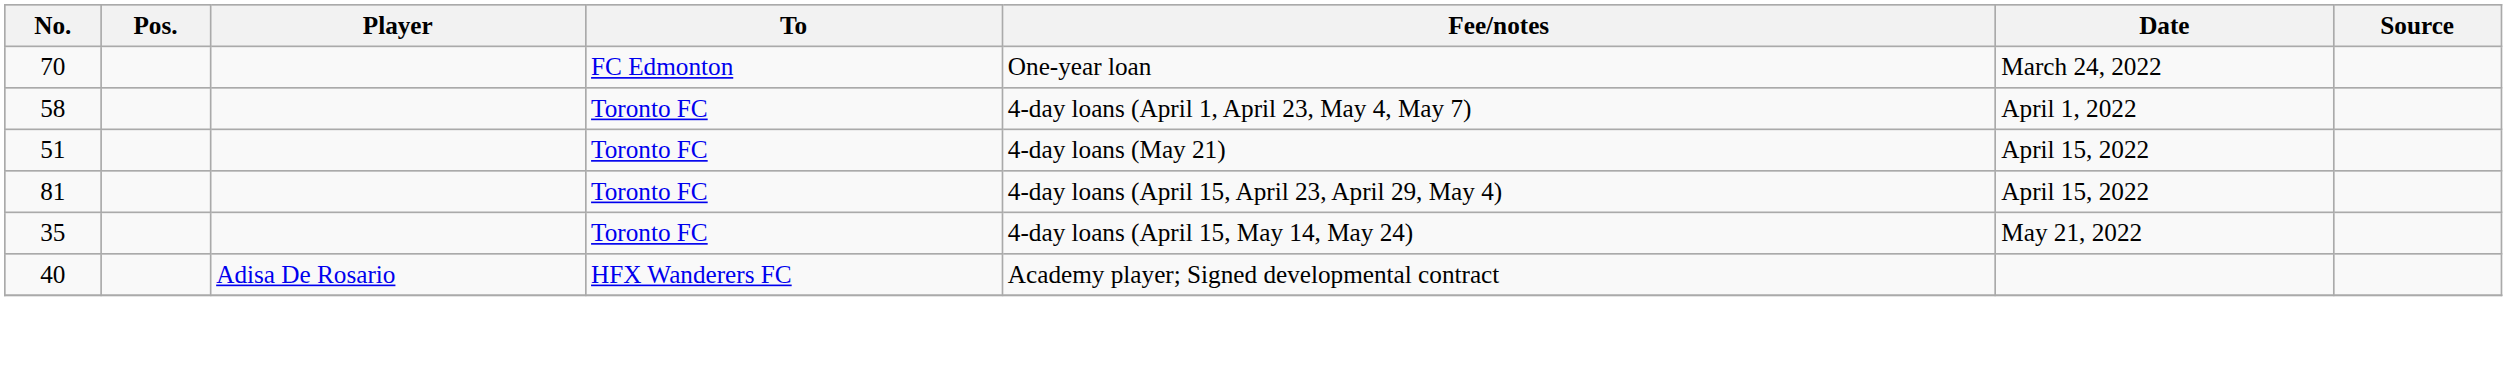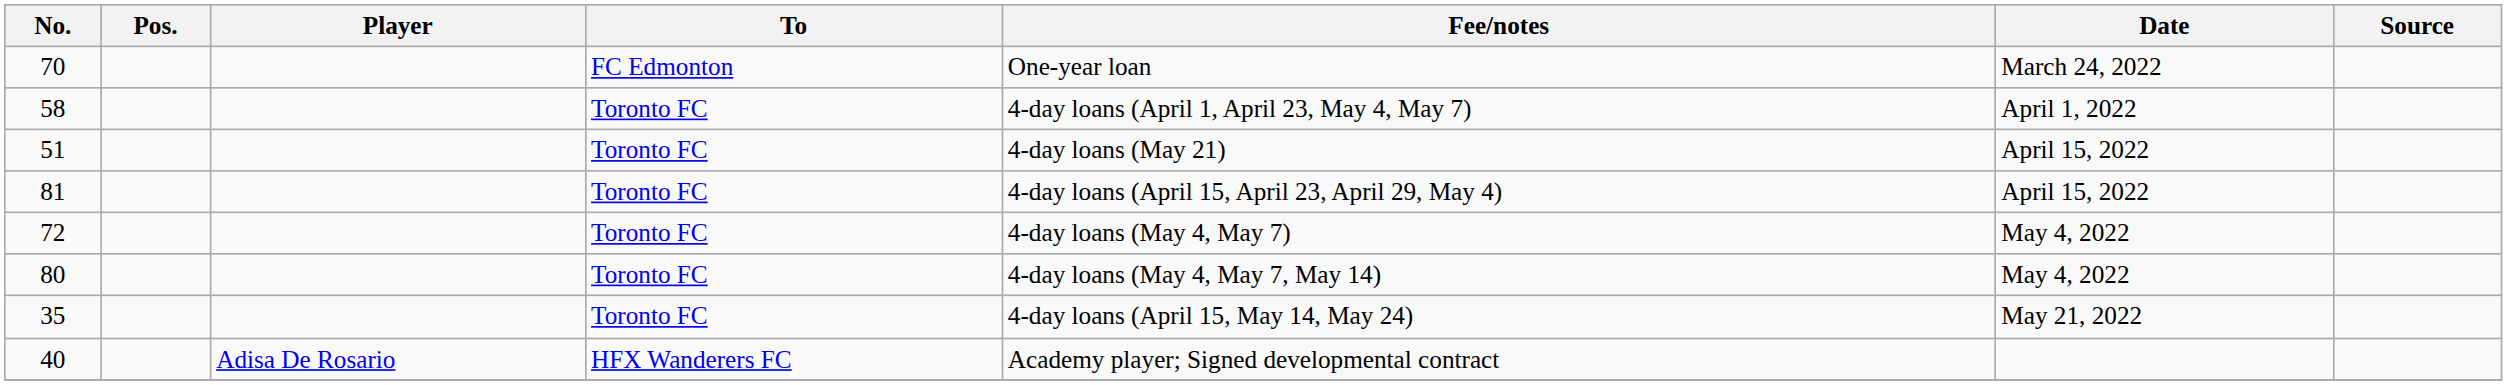+ row: (53, 233)
+ row: (53, 275)
